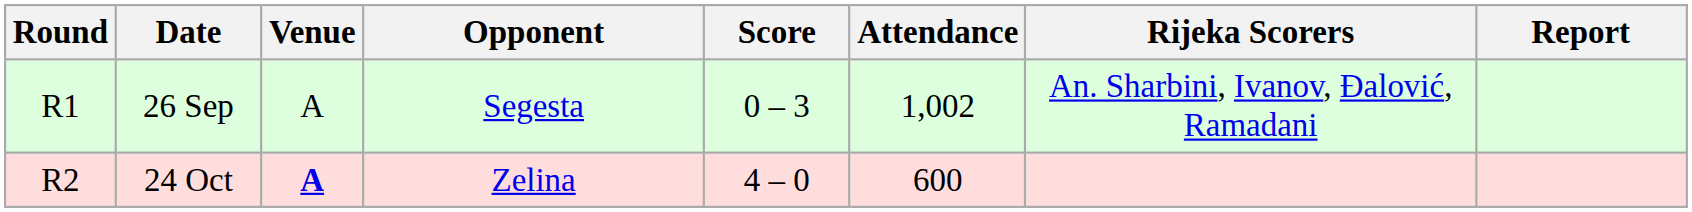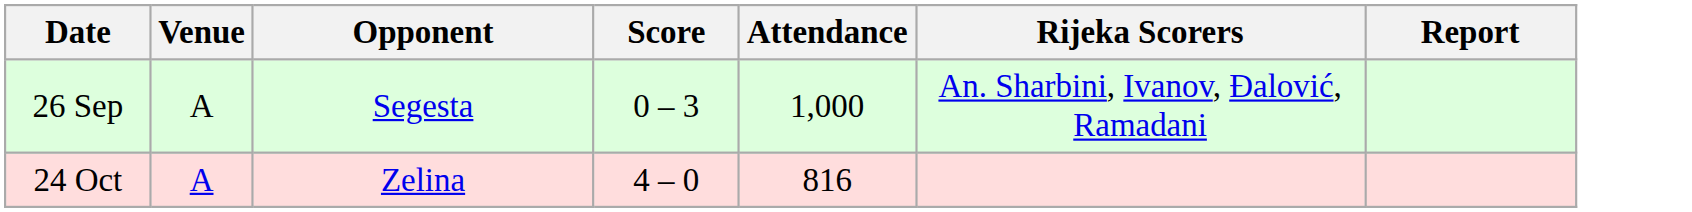- column: (60, 31)
(938, 105) 1,002 -> (827, 105) 1,000
(312, 179) bold -> (202, 179) normal
(938, 179) 600 -> (827, 179) 816
